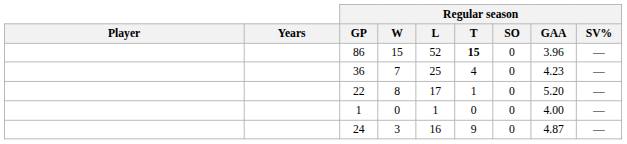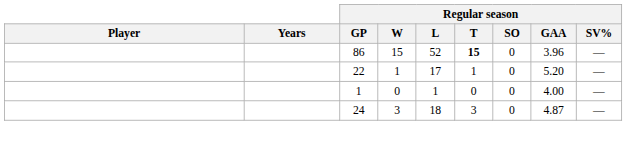- row: (359, 72)
(397, 91) 8 -> (397, 72) 1
(435, 129) 16 -> (435, 110) 18
(474, 129) 9 -> (474, 110) 3
